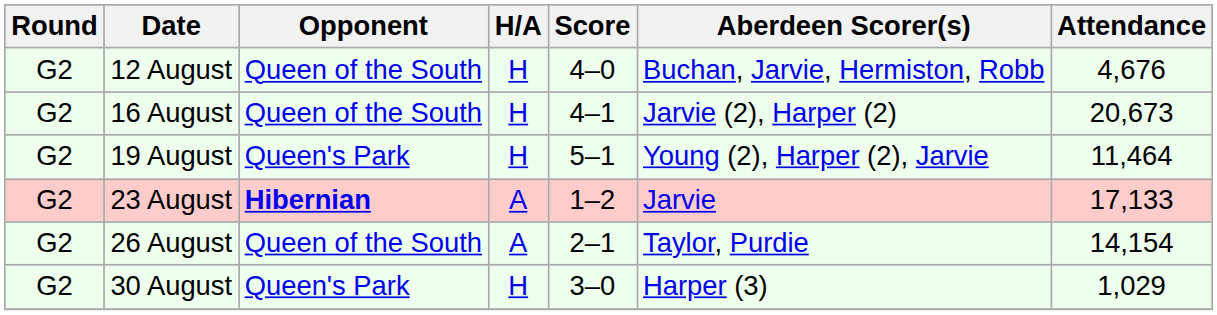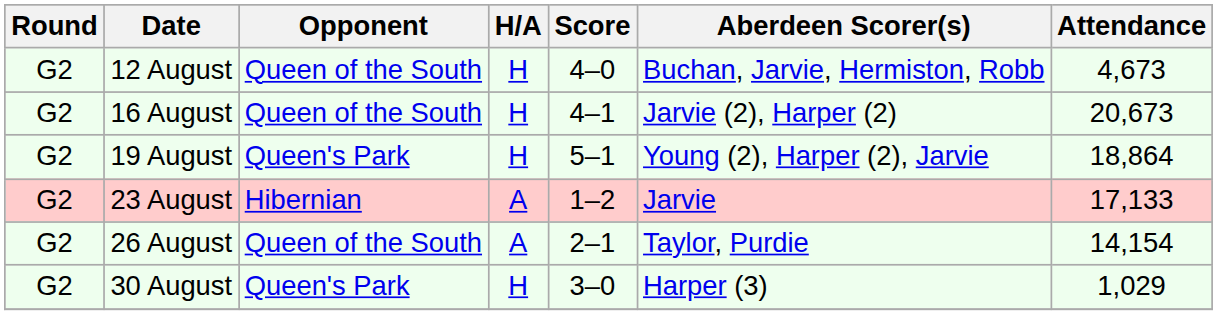(1132, 69) 4,676 -> (1132, 69) 4,673
(1132, 156) 11,464 -> (1132, 156) 18,864
(308, 199) bold -> (303, 199) normal
